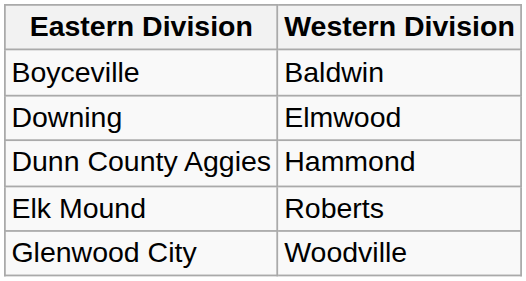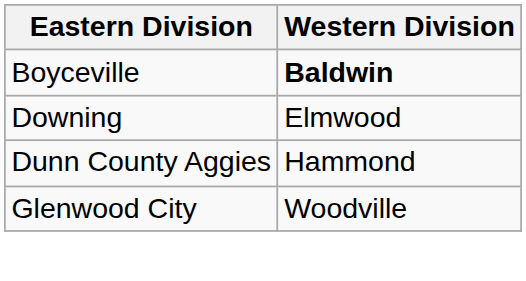(334, 72) normal -> (339, 72) bold
- row: (79, 207)
